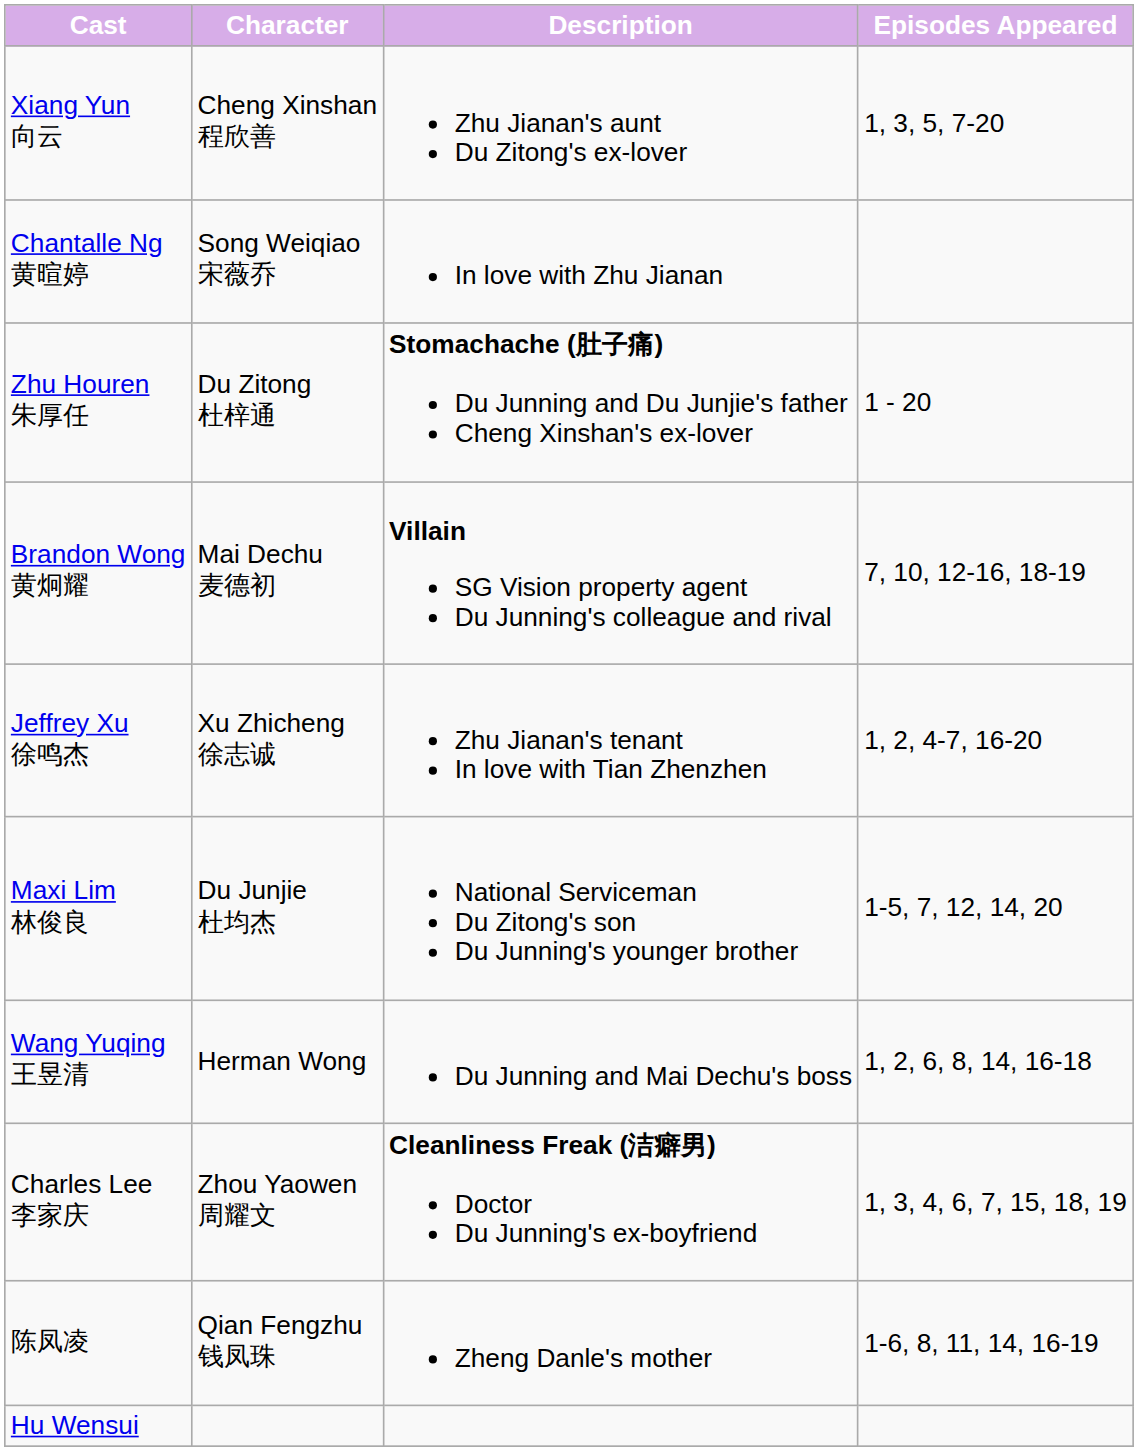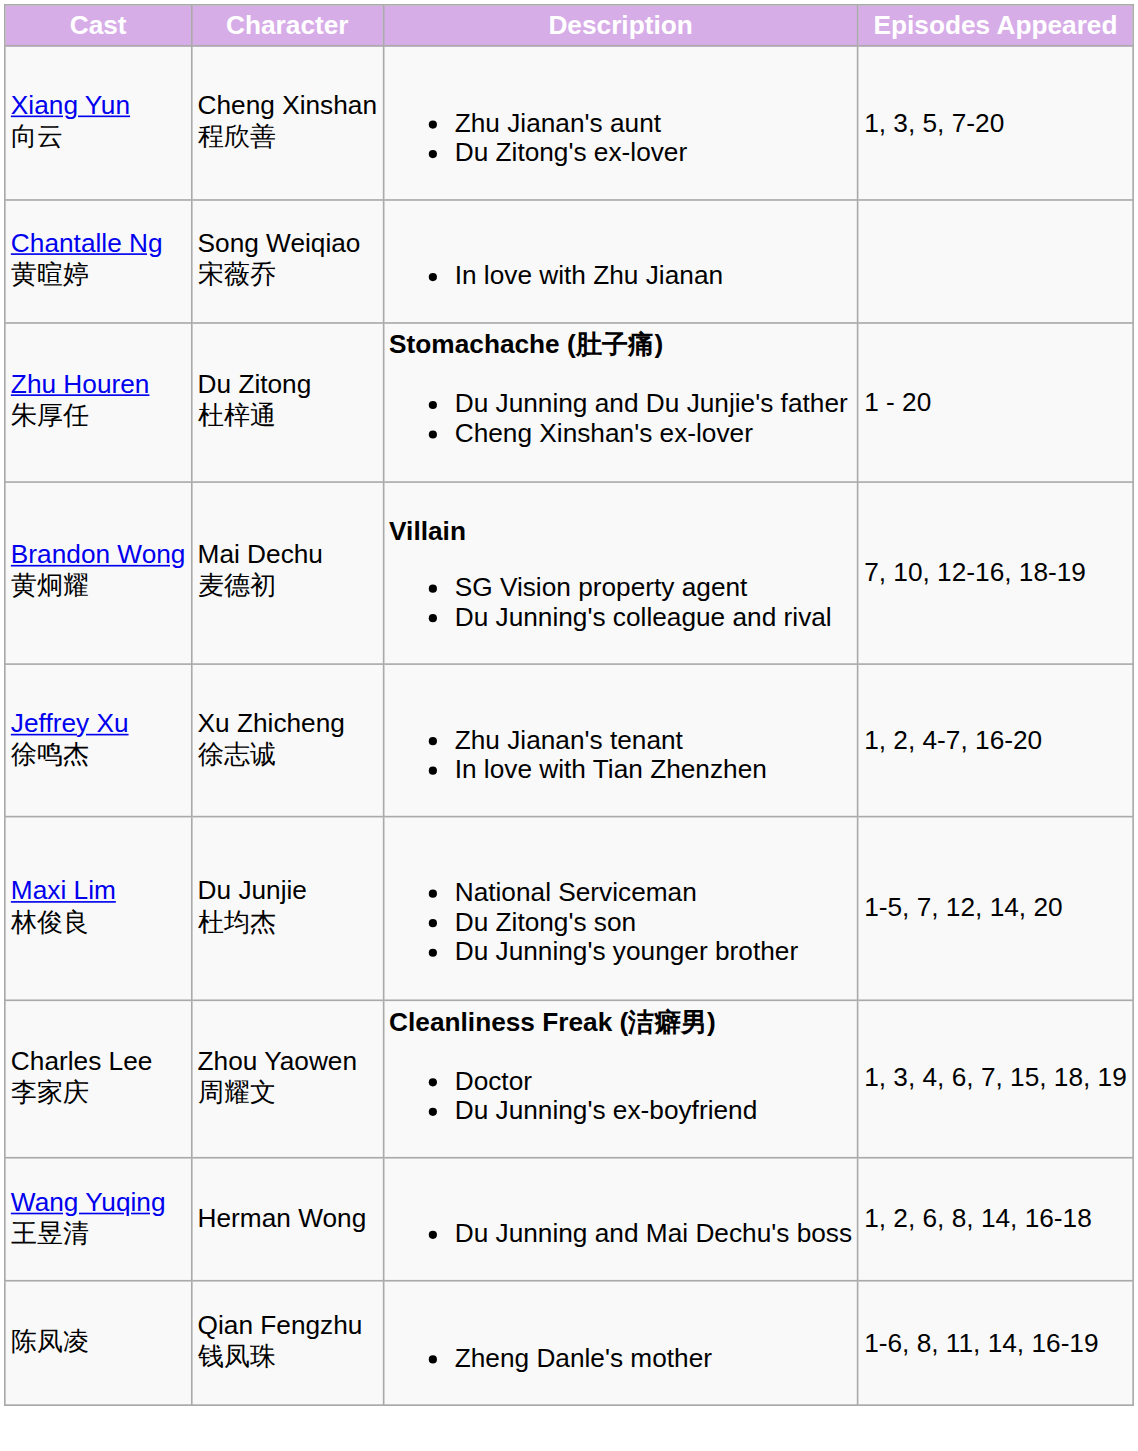rows swapped: (82, 1200) <-> (88, 1059)
- row: (75, 1425)
